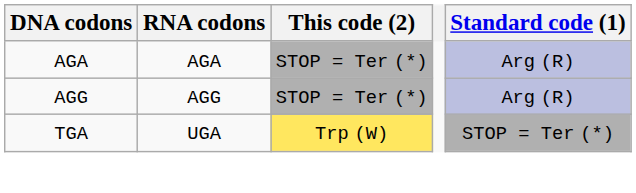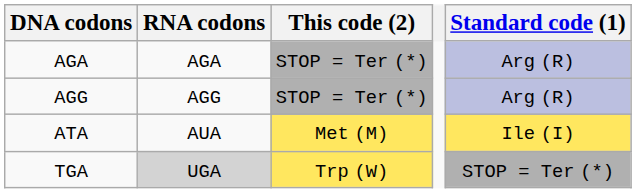+ row: (71, 135)
(204, 135) no background -> (204, 171) lightgrey background
